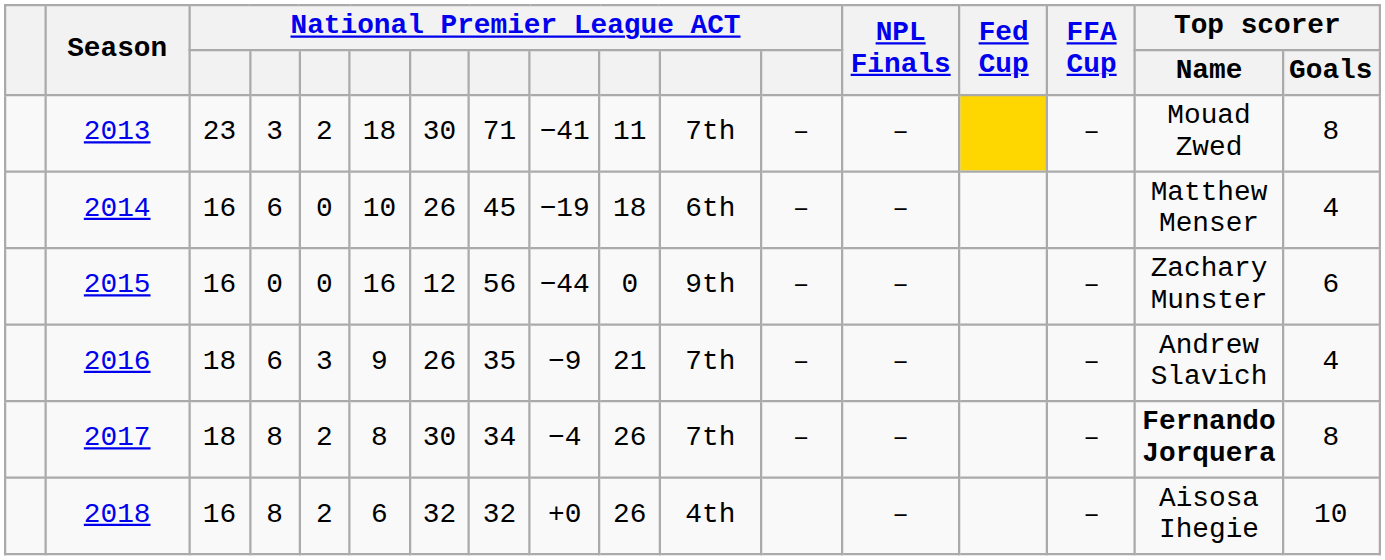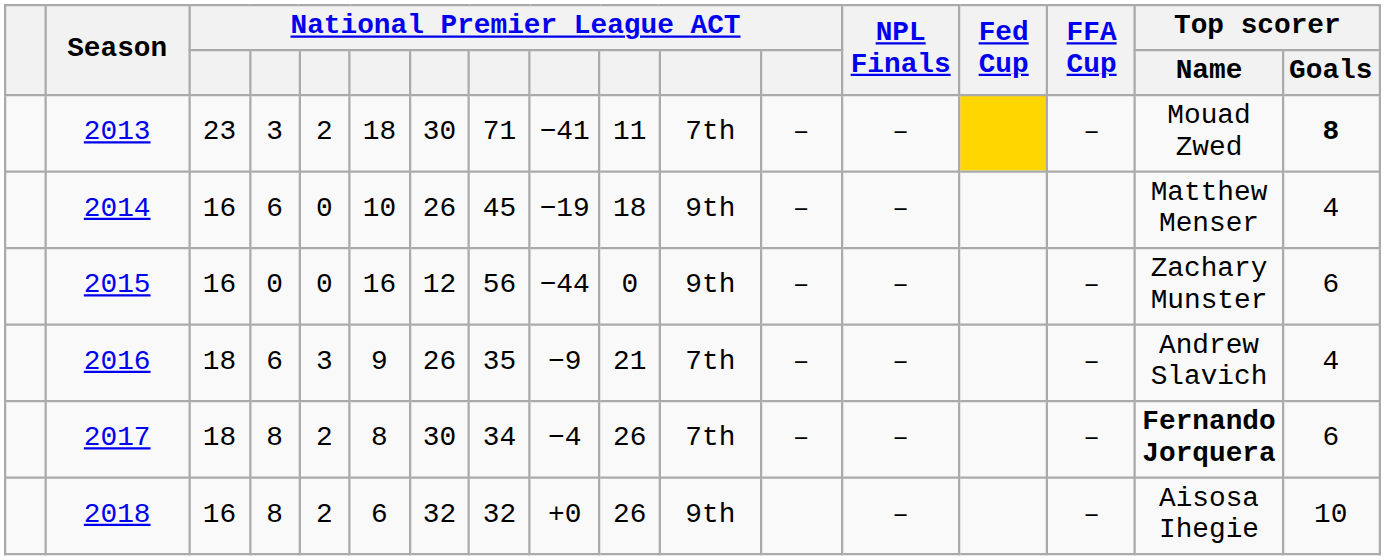(1331, 133) normal -> (1331, 133) bold
(710, 210) 6th -> (710, 210) 9th
(1331, 439) 8 -> (1331, 439) 6
(710, 515) 4th -> (710, 515) 9th
